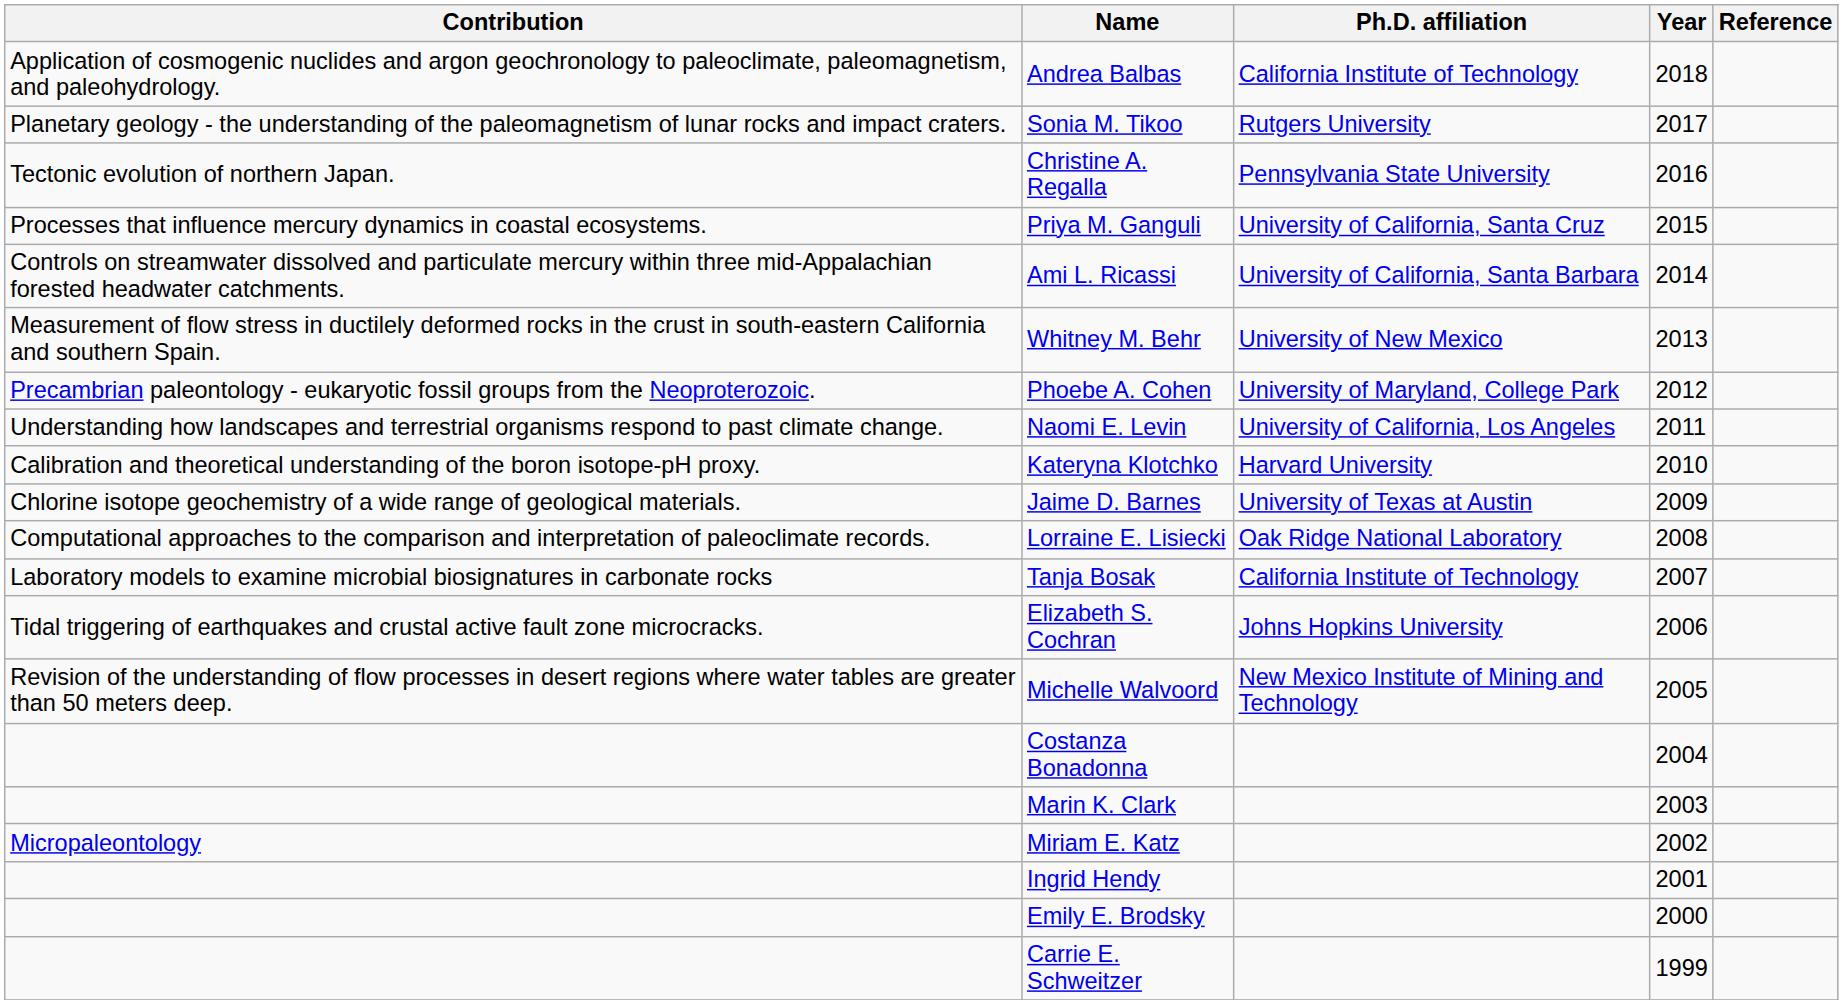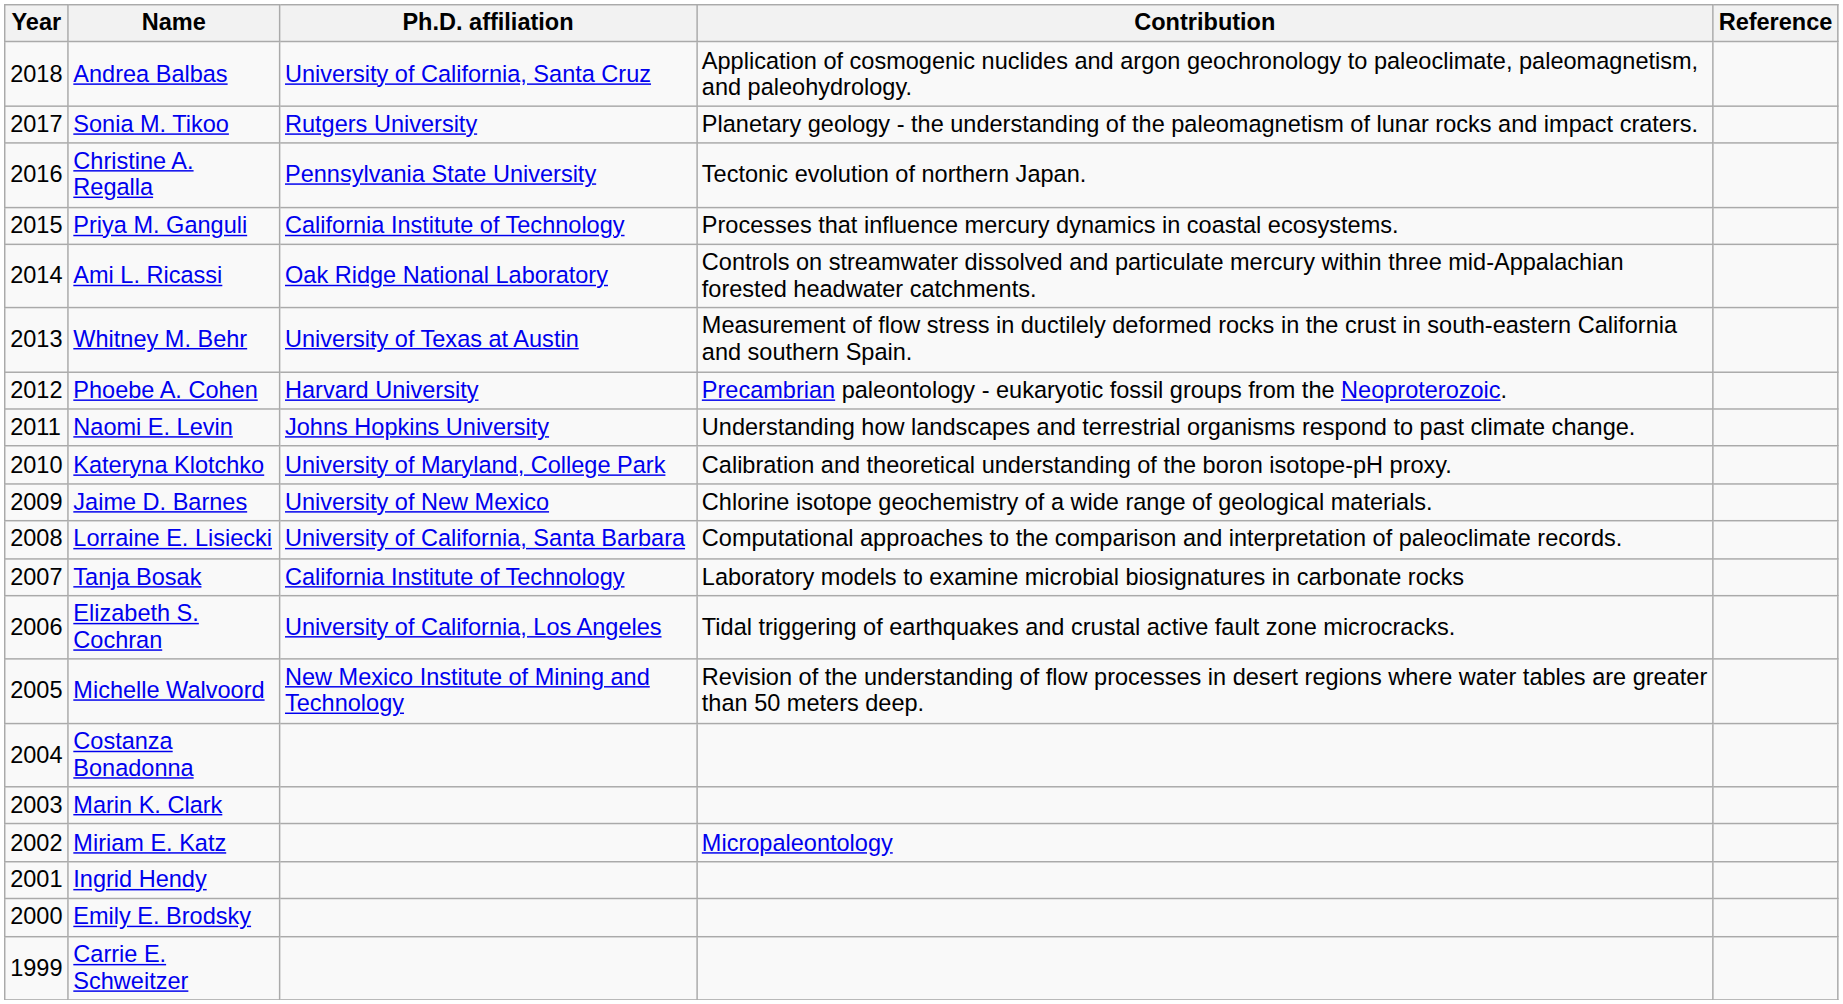columns swapped: (1682, 23) <-> (513, 23)
(1408, 73) California Institute of Technology -> (468, 73) University of California, Santa Cruz
(1422, 225) University of California, Santa Cruz -> (455, 225) California Institute of Technology
(1439, 275) University of California, Santa Barbara -> (446, 275) Oak Ridge National Laboratory
(1371, 339) University of New Mexico -> (432, 339) University of Texas at Austin
(1429, 390) University of Maryland, College Park -> (382, 390) Harvard University
(1427, 427) University of California, Los Angeles -> (417, 427) Johns Hopkins University
(1335, 464) Harvard University -> (475, 464) University of Maryland, College Park
(1386, 502) University of Texas at Austin -> (417, 502) University of New Mexico
(1400, 539) Oak Ridge National Laboratory -> (485, 539) University of California, Santa Barbara
(1371, 627) Johns Hopkins University -> (473, 627) University of California, Los Angeles
